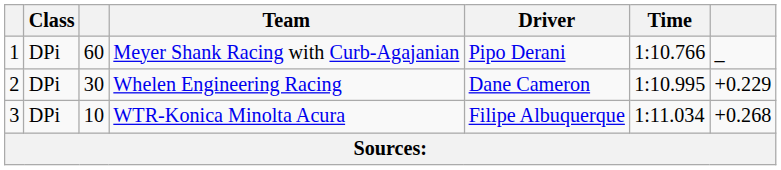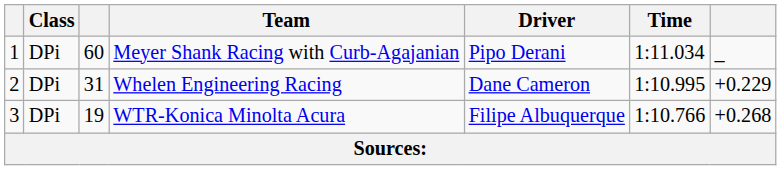(670, 52) 1:10.766 -> (669, 52) 1:11.034
(94, 84) 30 -> (94, 84) 31
(94, 116) 10 -> (94, 116) 19
(669, 116) 1:11.034 -> (670, 116) 1:10.766
